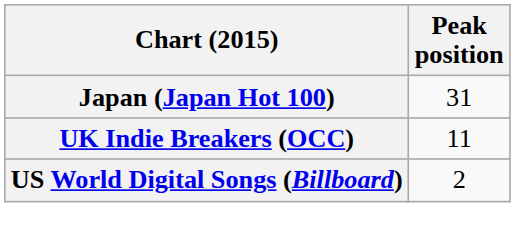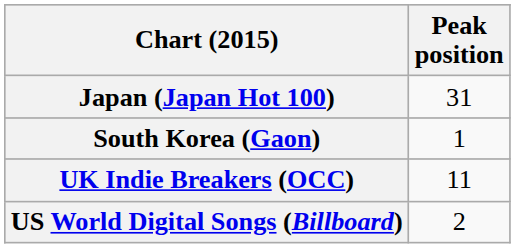+ row: (207, 138)
